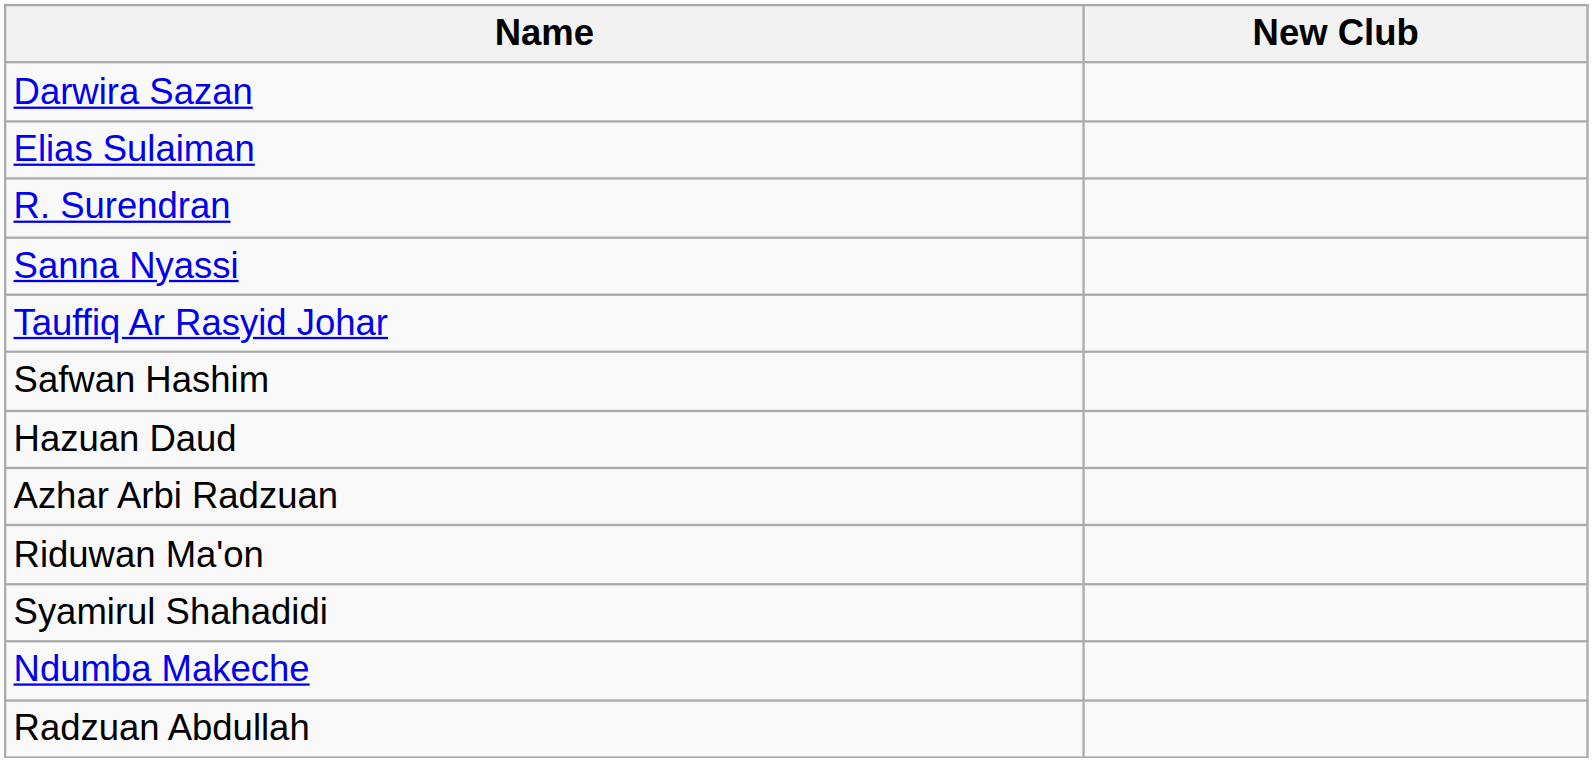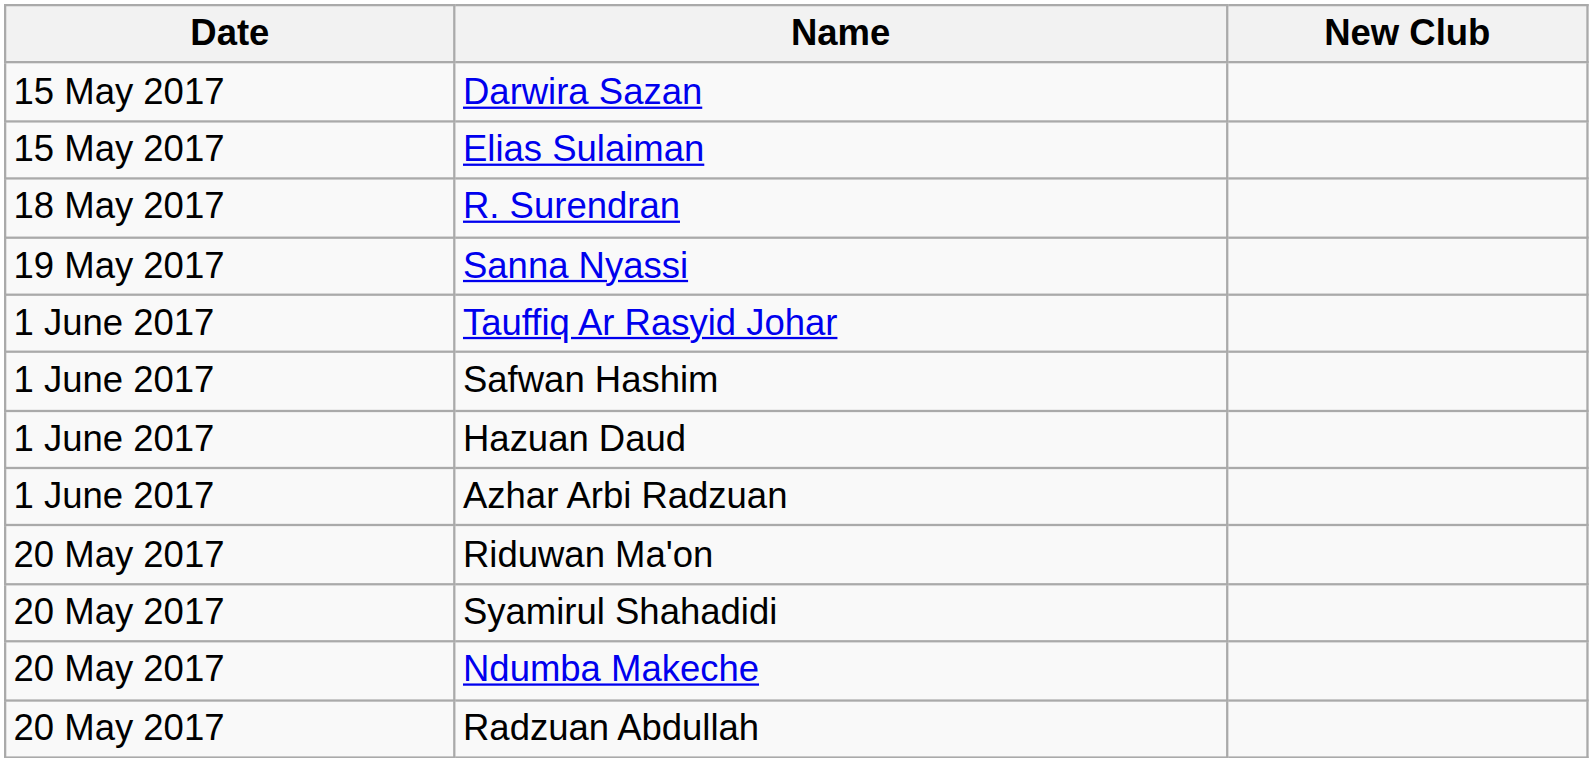+ column: (230, 33)
